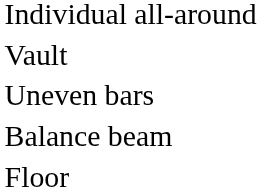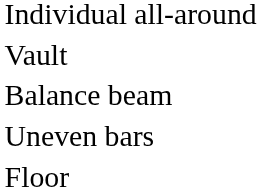rows swapped: (79, 95) <-> (88, 136)
